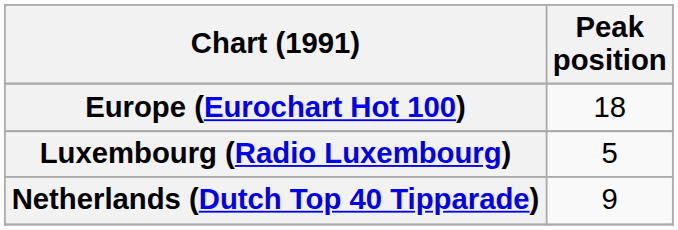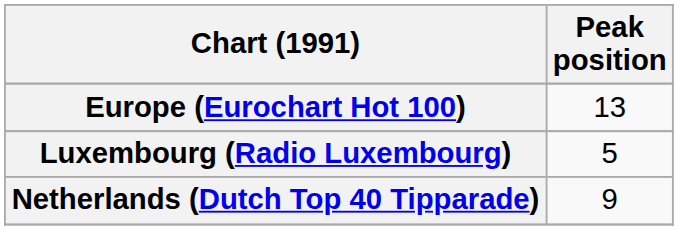(610, 107) 18 -> (610, 107) 13
